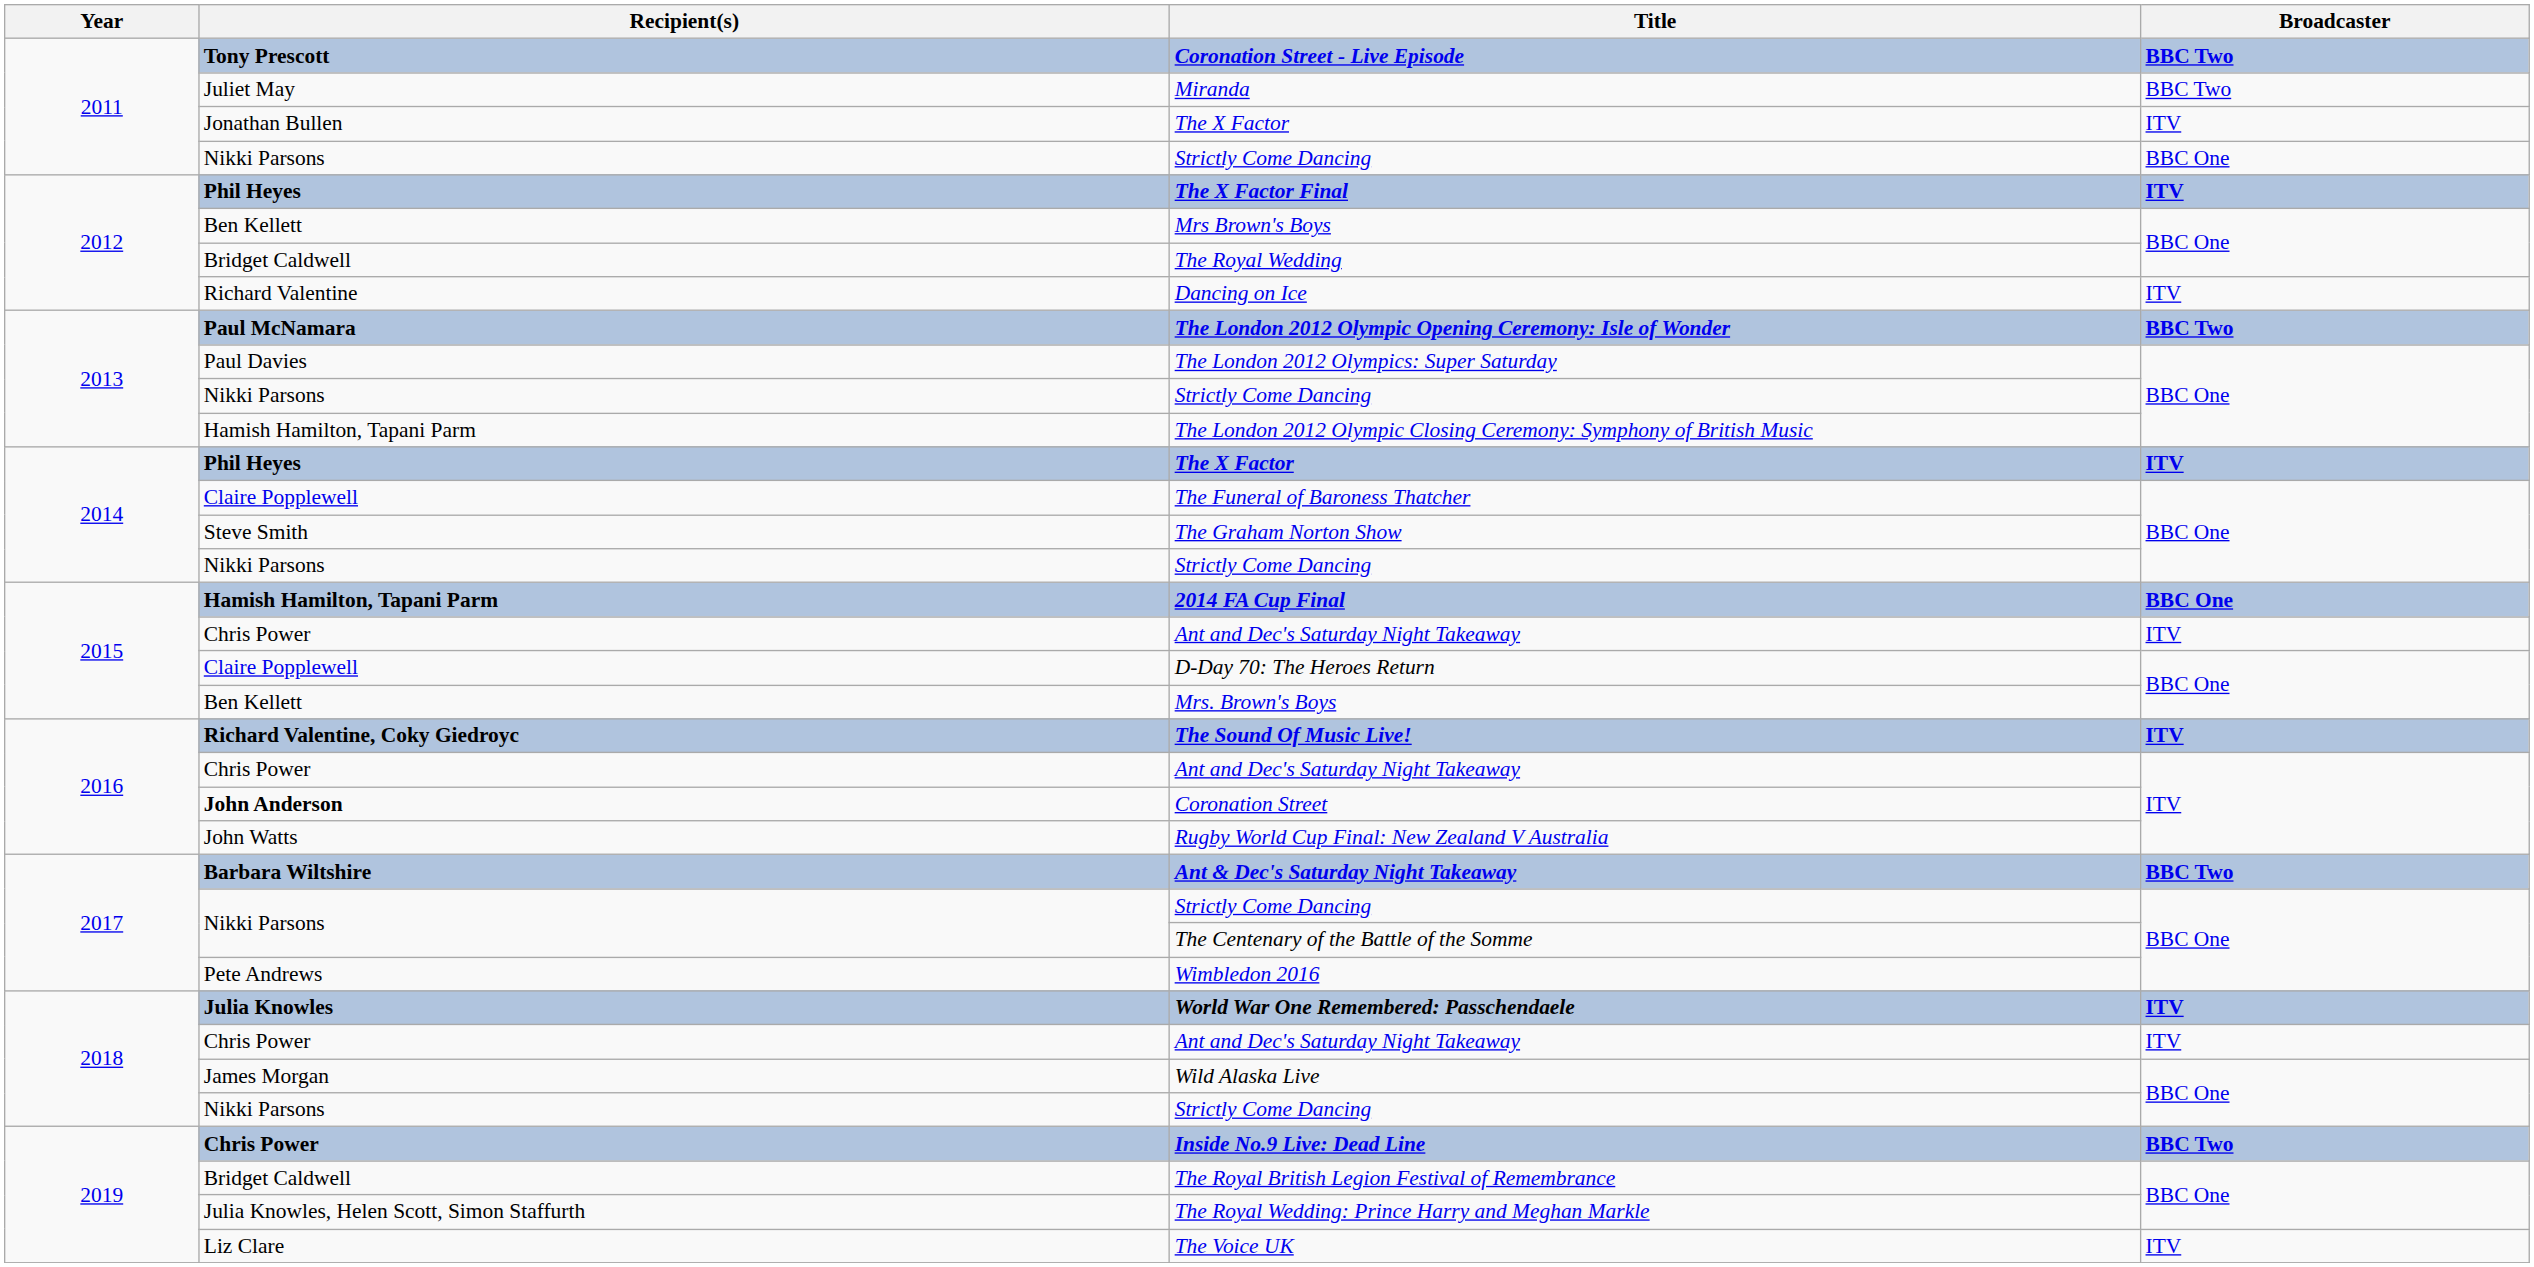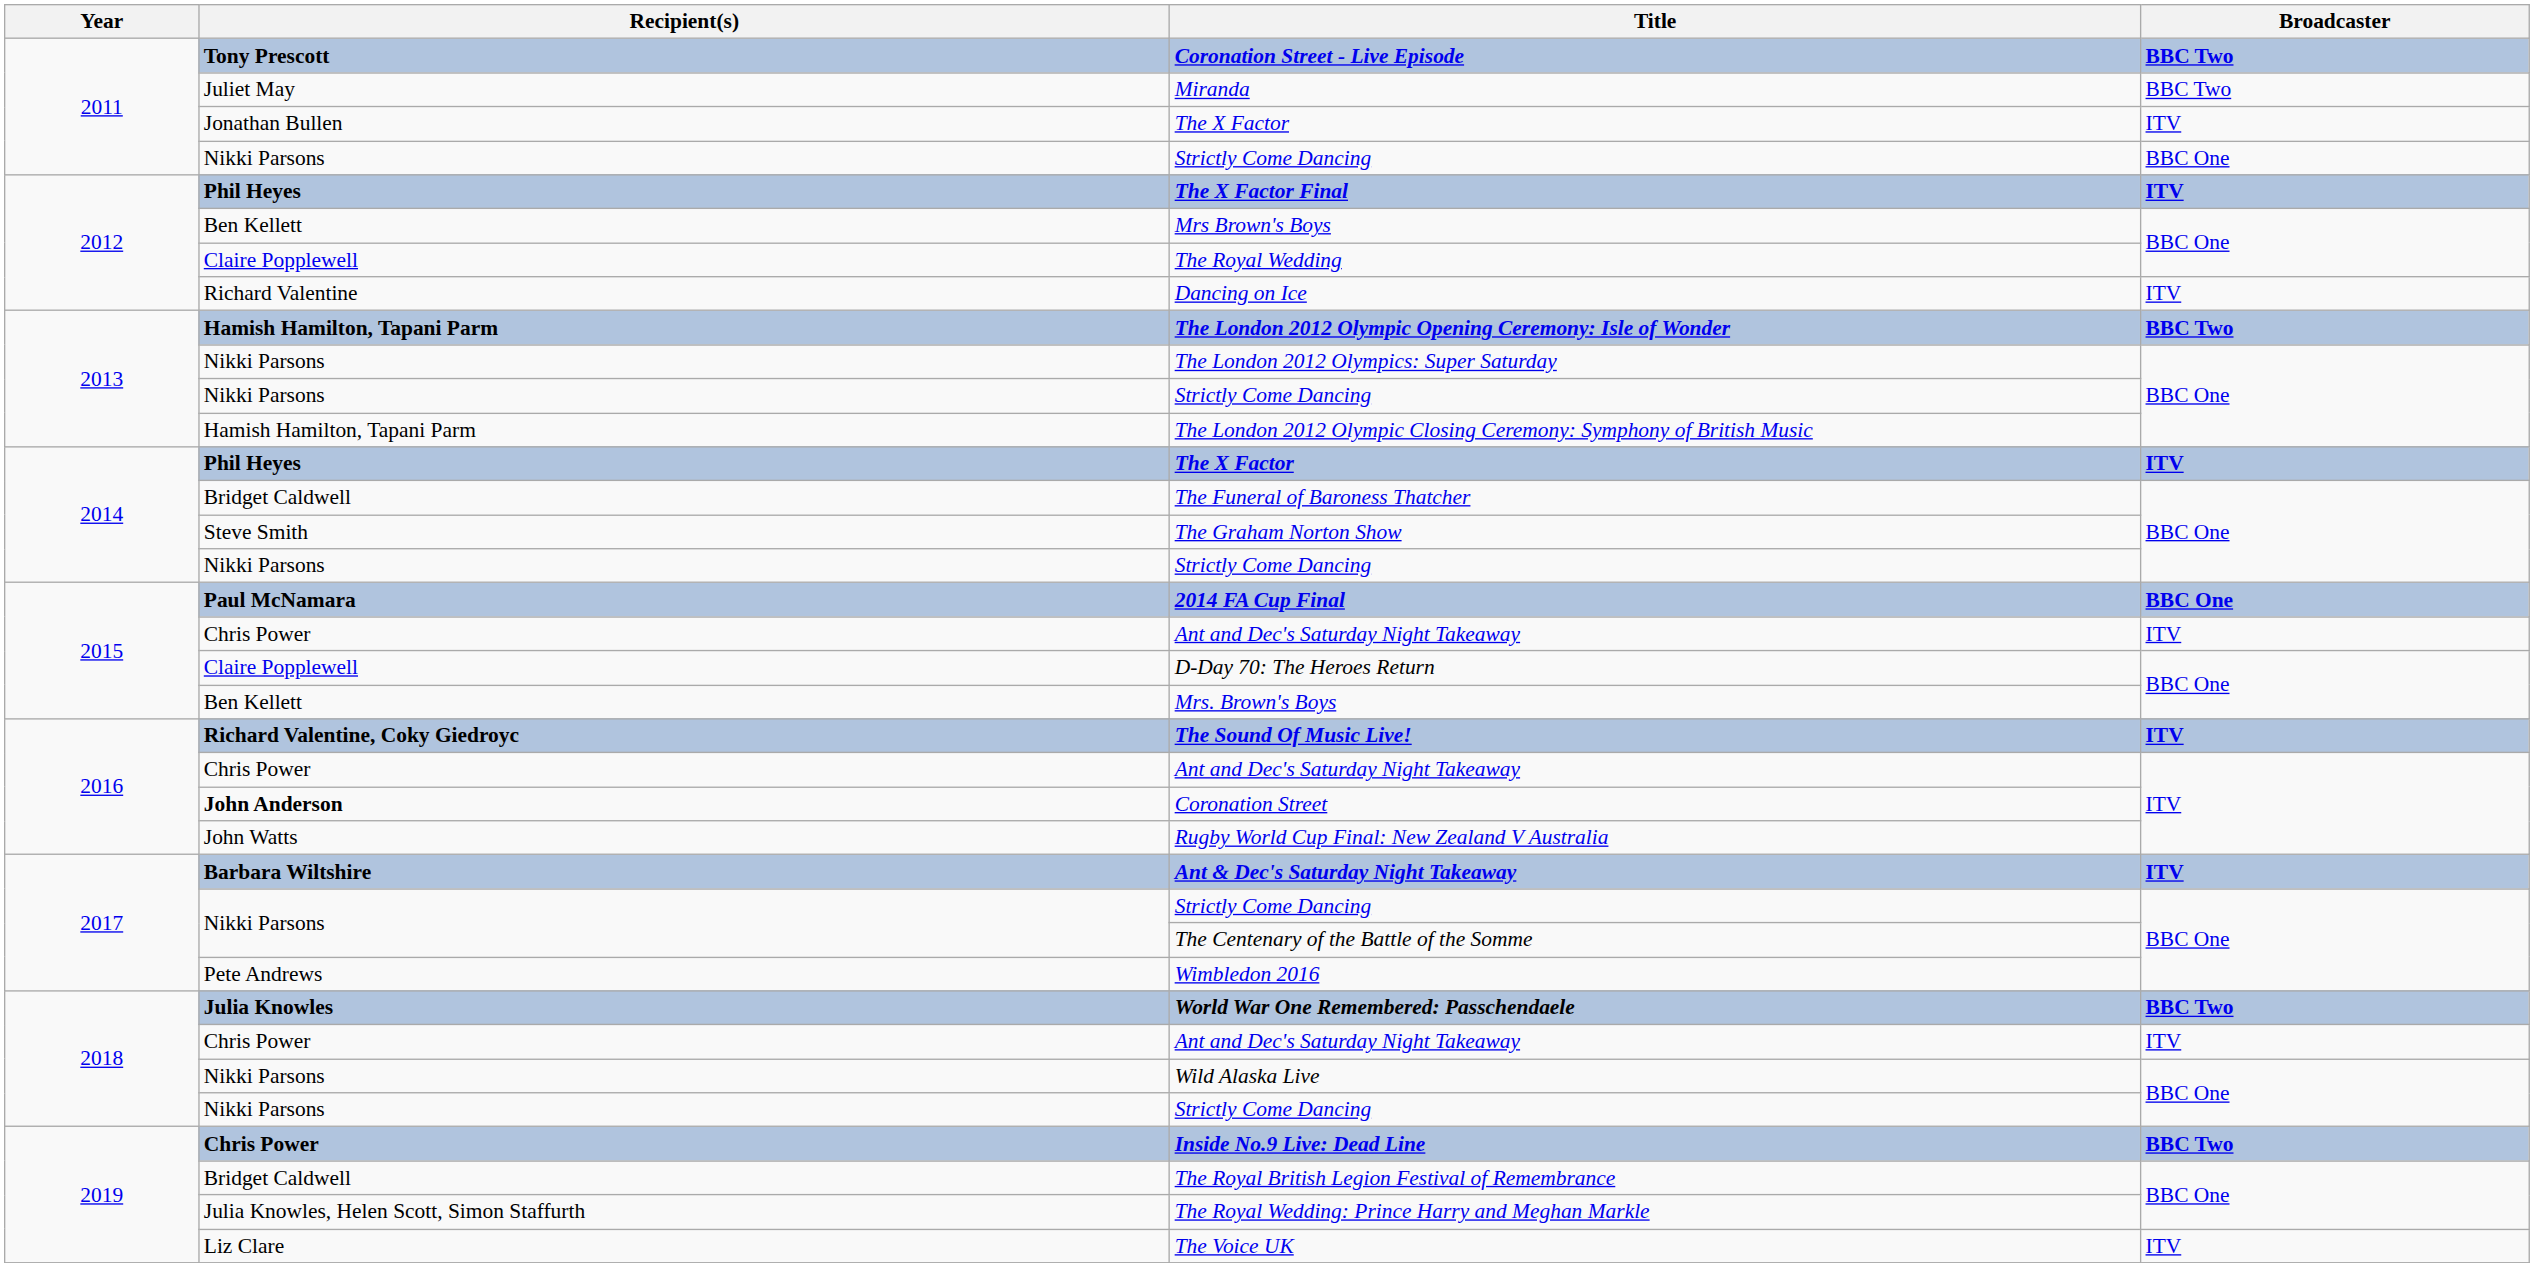(277, 259) Bridget Caldwell -> (281, 259) Claire Popplewell
(280, 327) Paul McNamara -> (351, 327) Hamish Hamilton, Tapani Parm
(255, 361) Paul Davies -> (264, 361) Nikki Parsons
(281, 497) Claire Popplewell -> (277, 497) Bridget Caldwell
(351, 599) Hamish Hamilton, Tapani Parm -> (280, 599) Paul McNamara
(2190, 871) BBC Two -> (2165, 871) ITV
(2165, 1007) ITV -> (2190, 1007) BBC Two
(266, 1075) James Morgan -> (264, 1075) Nikki Parsons
